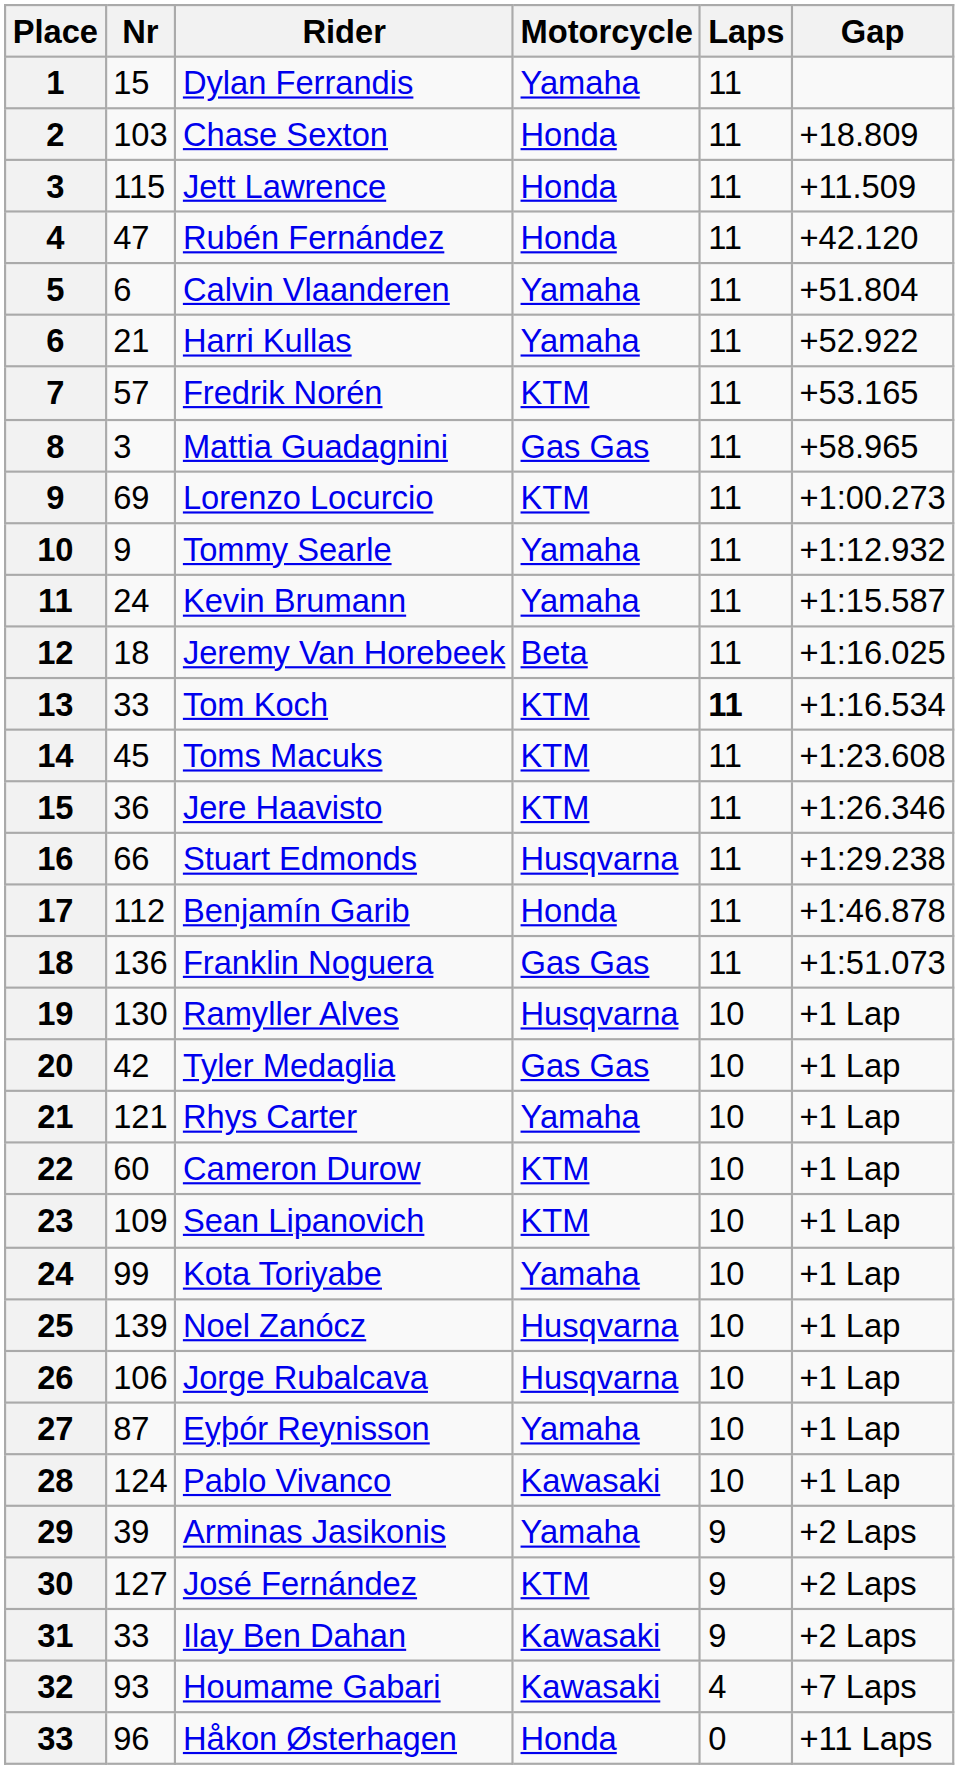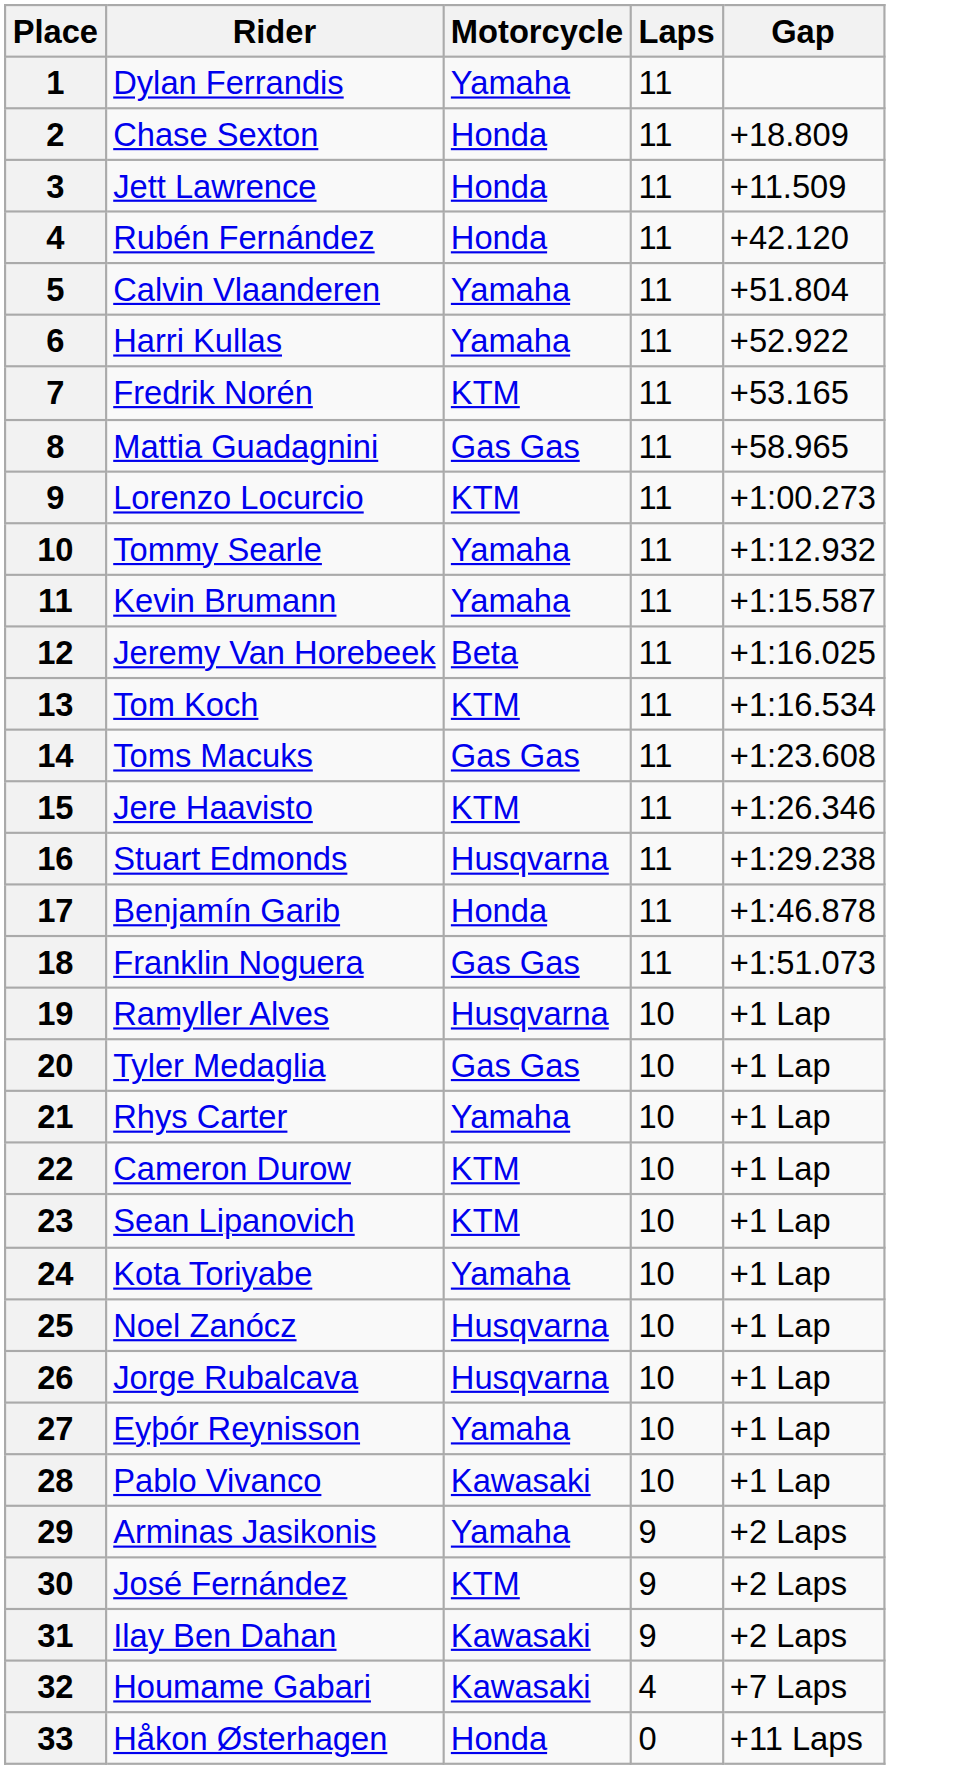- column: (140, 31)
(725, 704) bold -> (655, 704) normal
(555, 755) KTM -> (515, 755) Gas Gas
